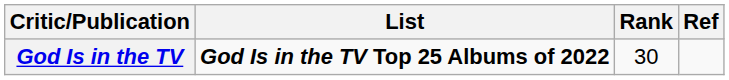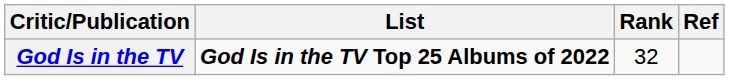(646, 56) 30 -> (646, 56) 32
